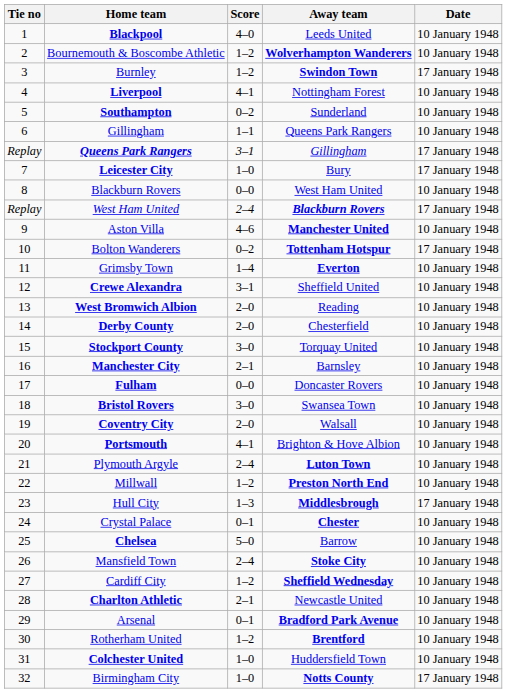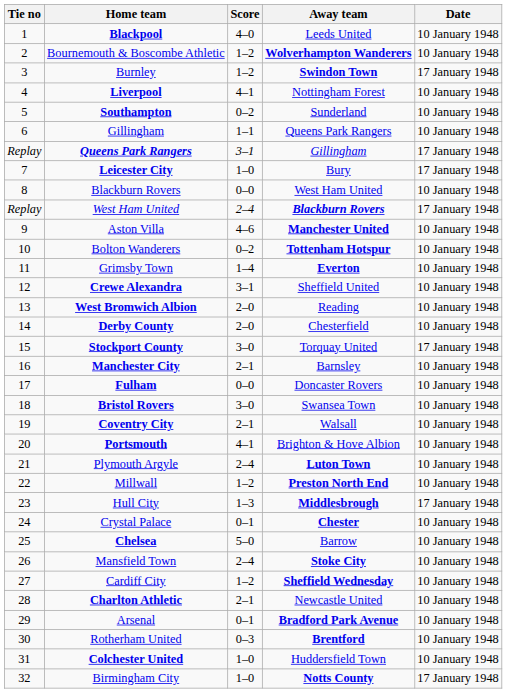(458, 248) 17 January 1948 -> (458, 248) 10 January 1948
(458, 346) 10 January 1948 -> (458, 346) 17 January 1948
(245, 424) 2–0 -> (245, 424) 2–1
(245, 639) 1–2 -> (245, 639) 0–3
